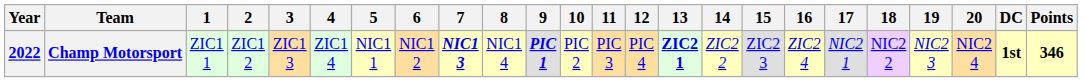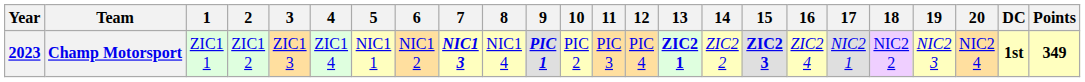(24, 53) 2022 -> (24, 53) 2023
(763, 53) normal -> (765, 53) bold
(1052, 53) 346 -> (1054, 53) 349
